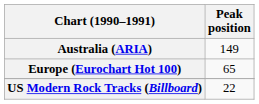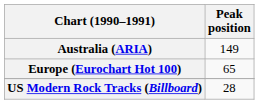(229, 88) 22 -> (229, 88) 28
